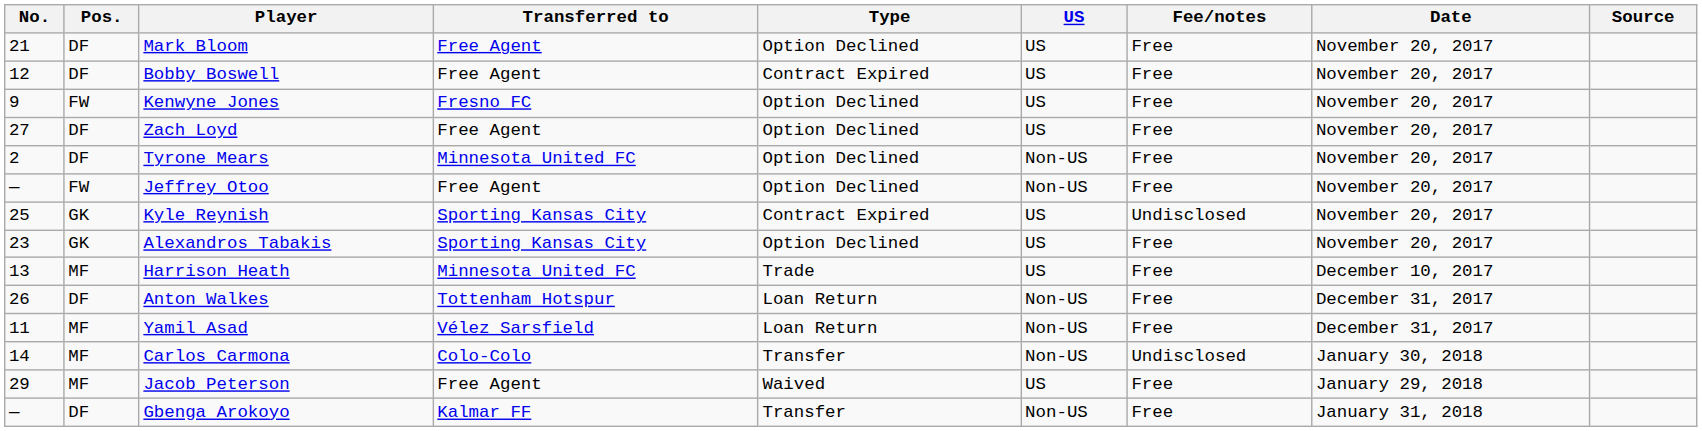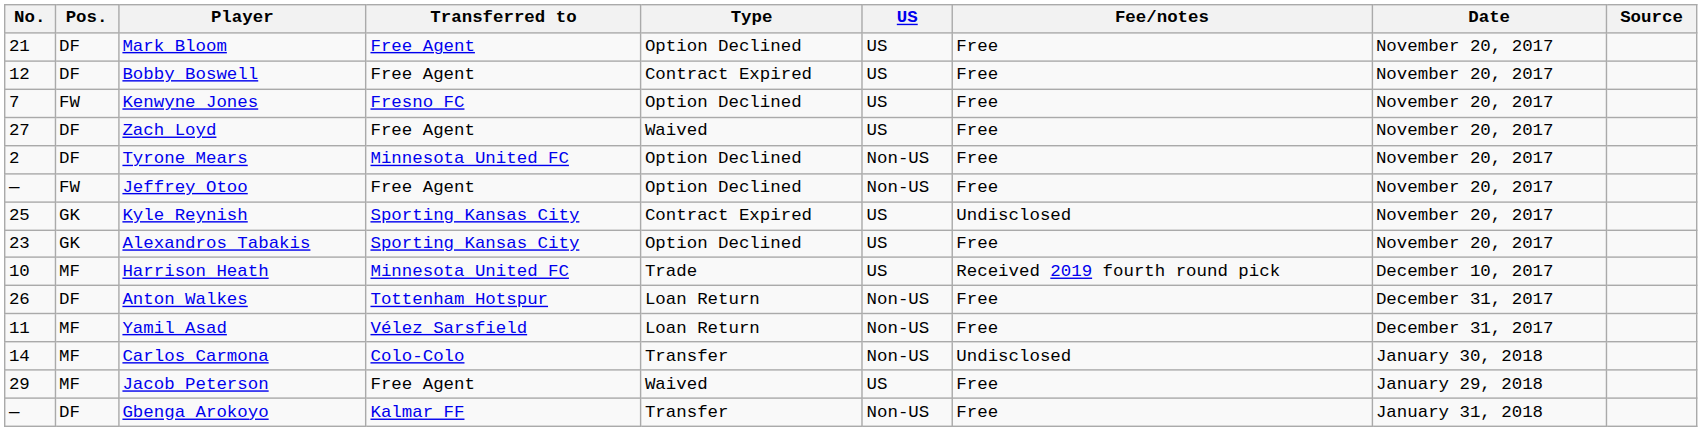(14, 103) 9 -> (14, 103) 7
(841, 132) Option Declined -> (676, 132) Waived
(19, 272) 13 -> (19, 272) 10
(1152, 272) Free -> (1118, 272) Received 2019 fourth round pick
